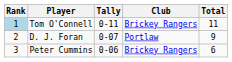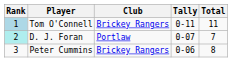columns swapped: (161, 11) <-> (109, 11)
(16, 37) no background -> (16, 37) paleturquoise background
(213, 37) 9 -> (213, 37) 7
(213, 50) 6 -> (213, 50) 8
